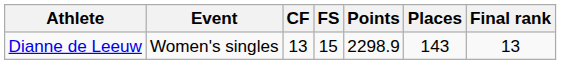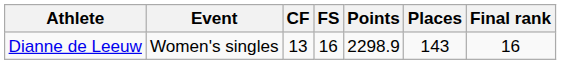(328, 46) 15 -> (328, 46) 16
(511, 46) 13 -> (511, 46) 16
